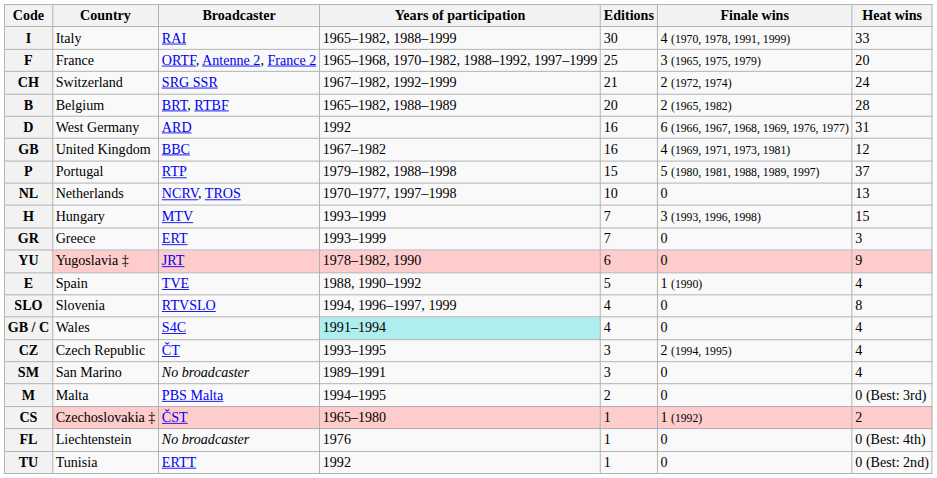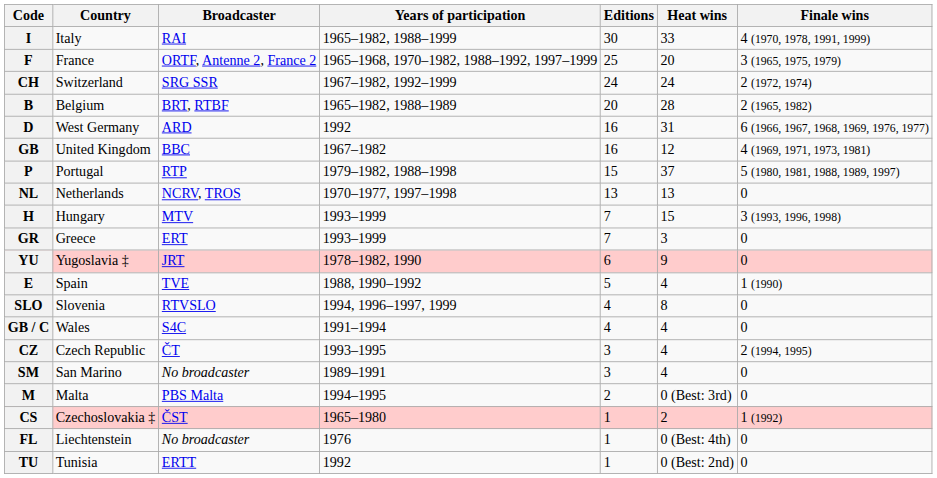columns swapped: (755, 15) <-> (892, 15)
(611, 82) 21 -> (611, 82) 24
(611, 194) 10 -> (611, 194) 13
(354, 328) paleturquoise background -> (354, 328) no background
